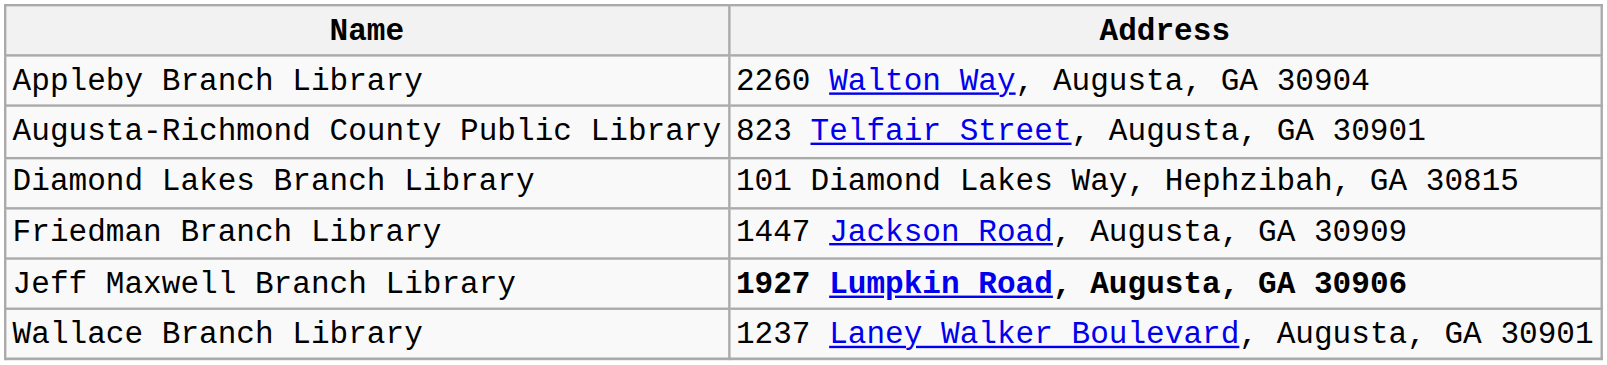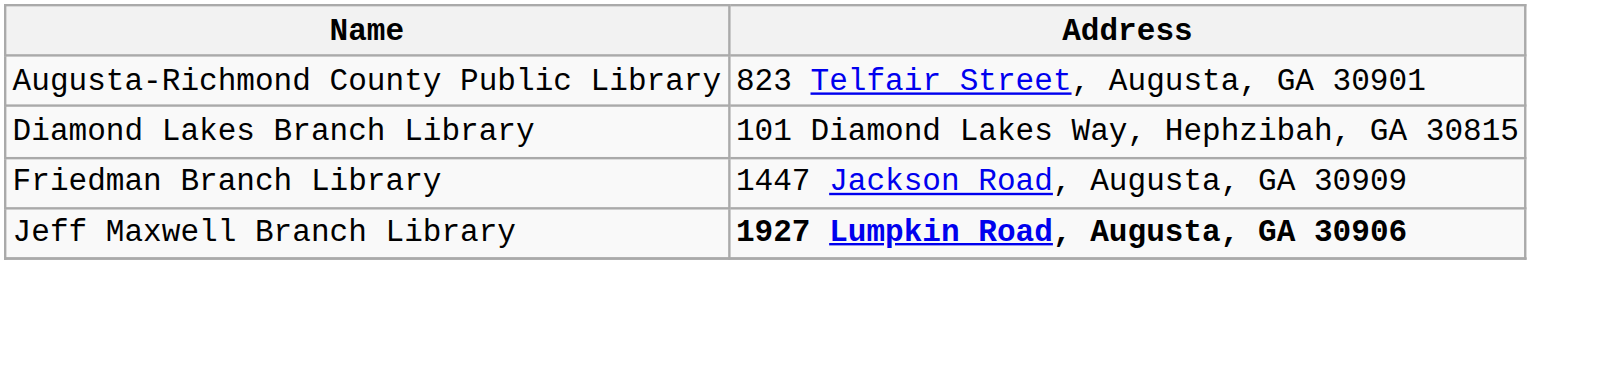- row: (218, 81)
- row: (218, 334)
